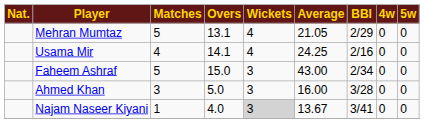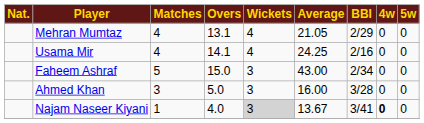(157, 33) 5 -> (157, 33) 4
(382, 109) normal -> (382, 109) bold
